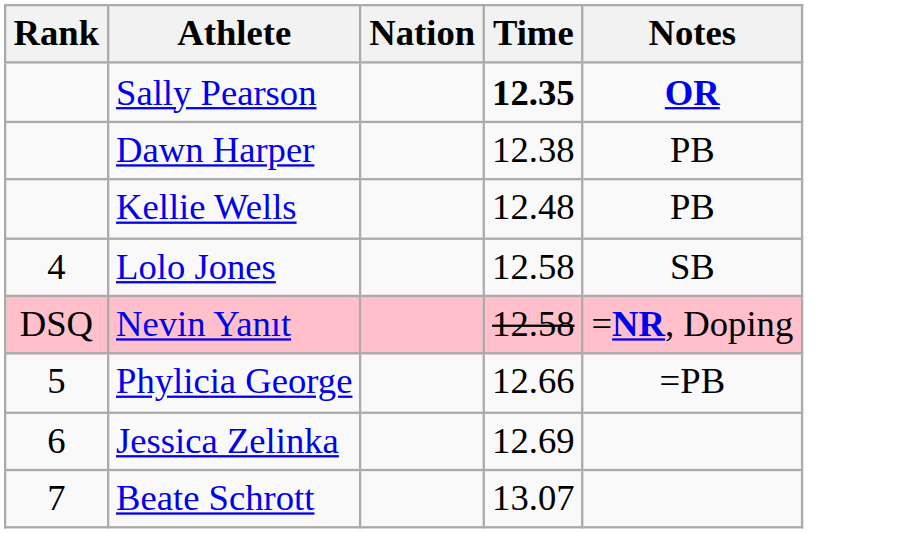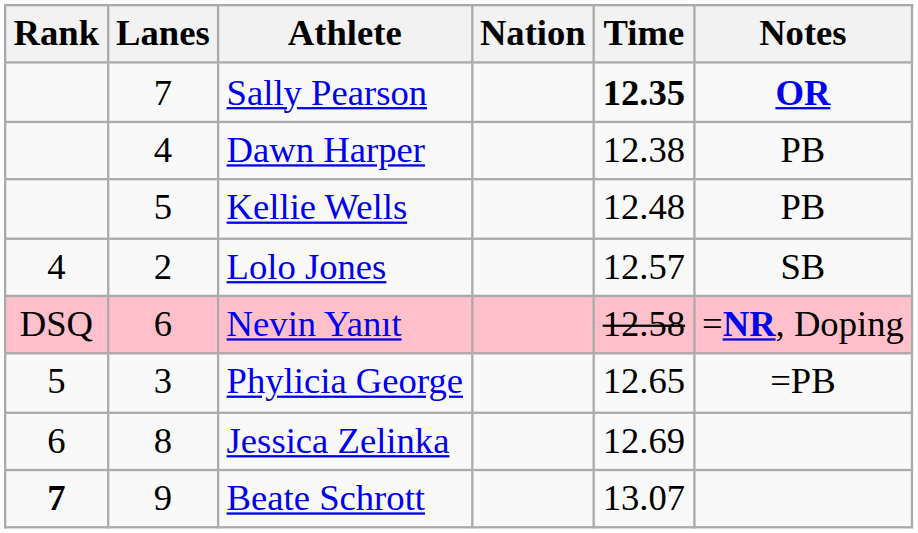+ column: (163, 33)
(533, 265) 12.58 -> (644, 265) 12.57
(533, 382) 12.66 -> (644, 382) 12.65
(56, 498) normal -> (56, 498) bold
